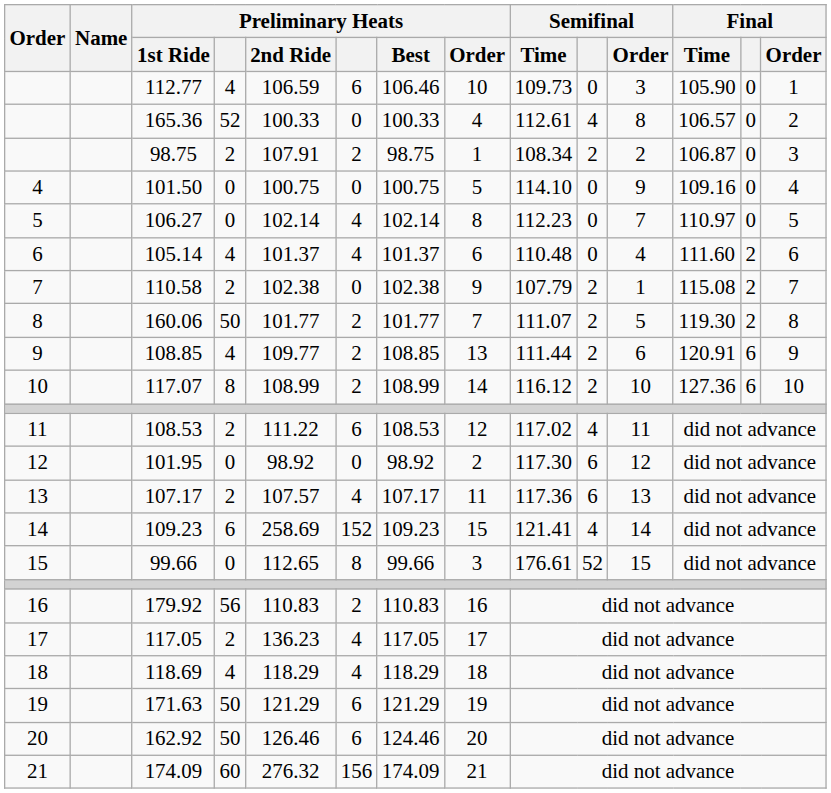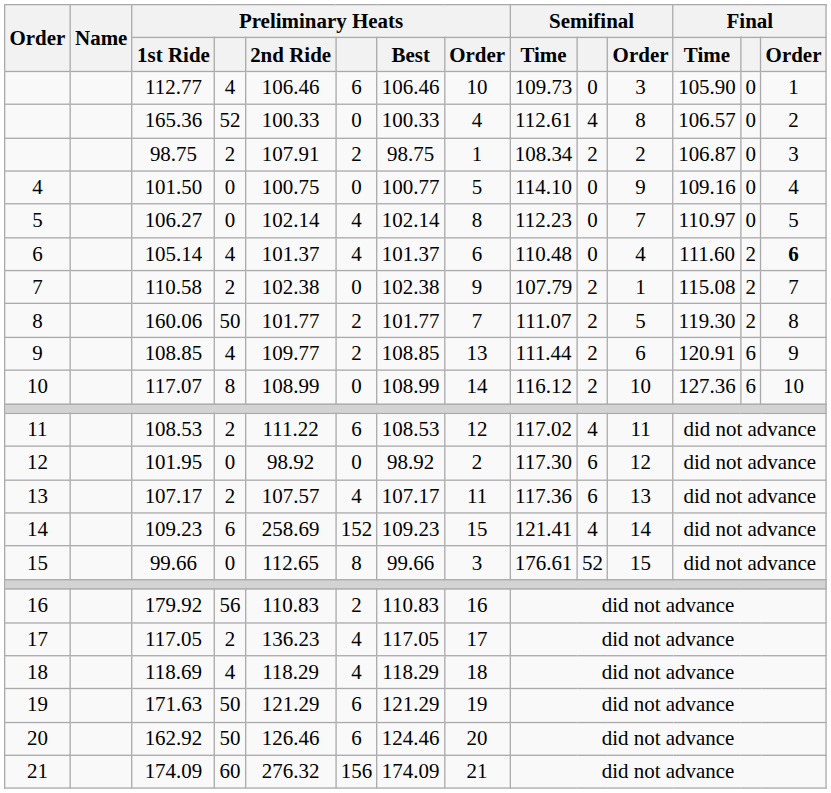(291, 87) 106.59 -> (291, 87) 106.46
(411, 187) 100.75 -> (411, 187) 100.77
(794, 253) normal -> (794, 253) bold
(356, 386) 2 -> (356, 386) 0
